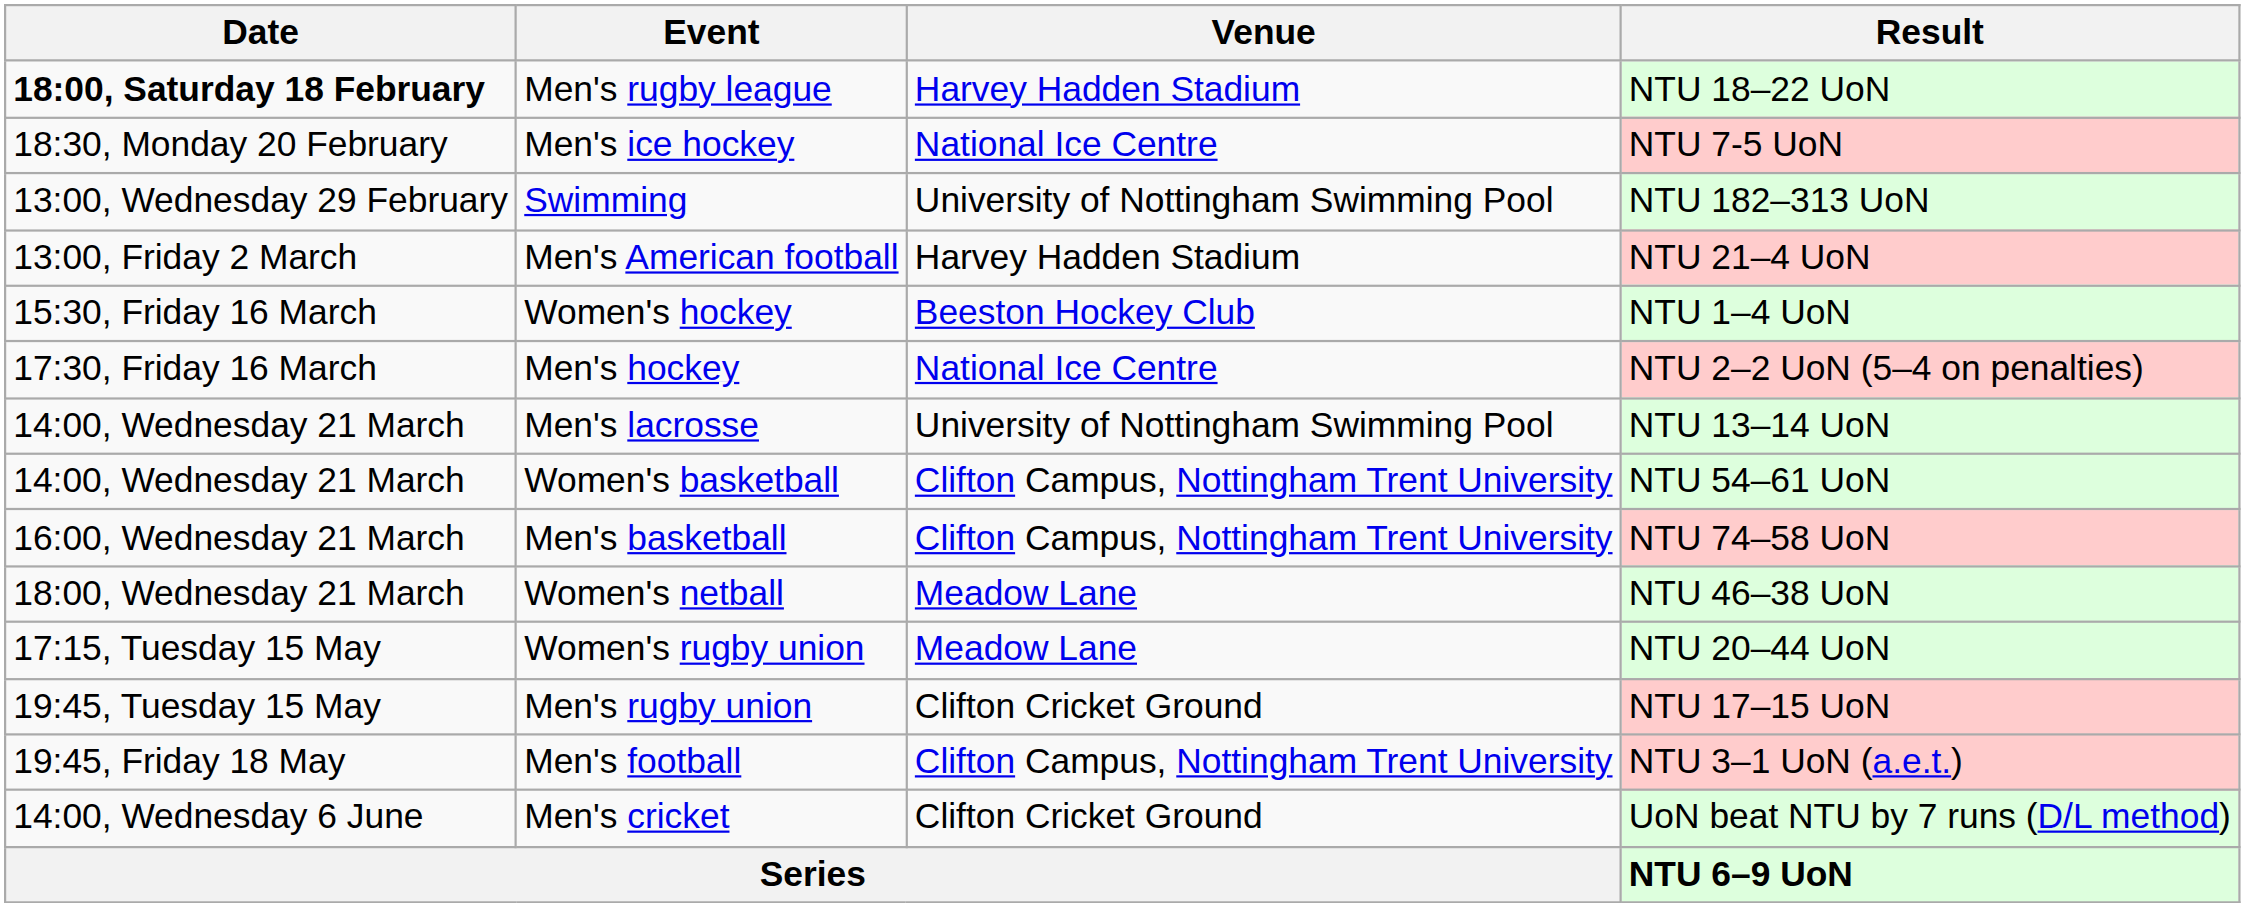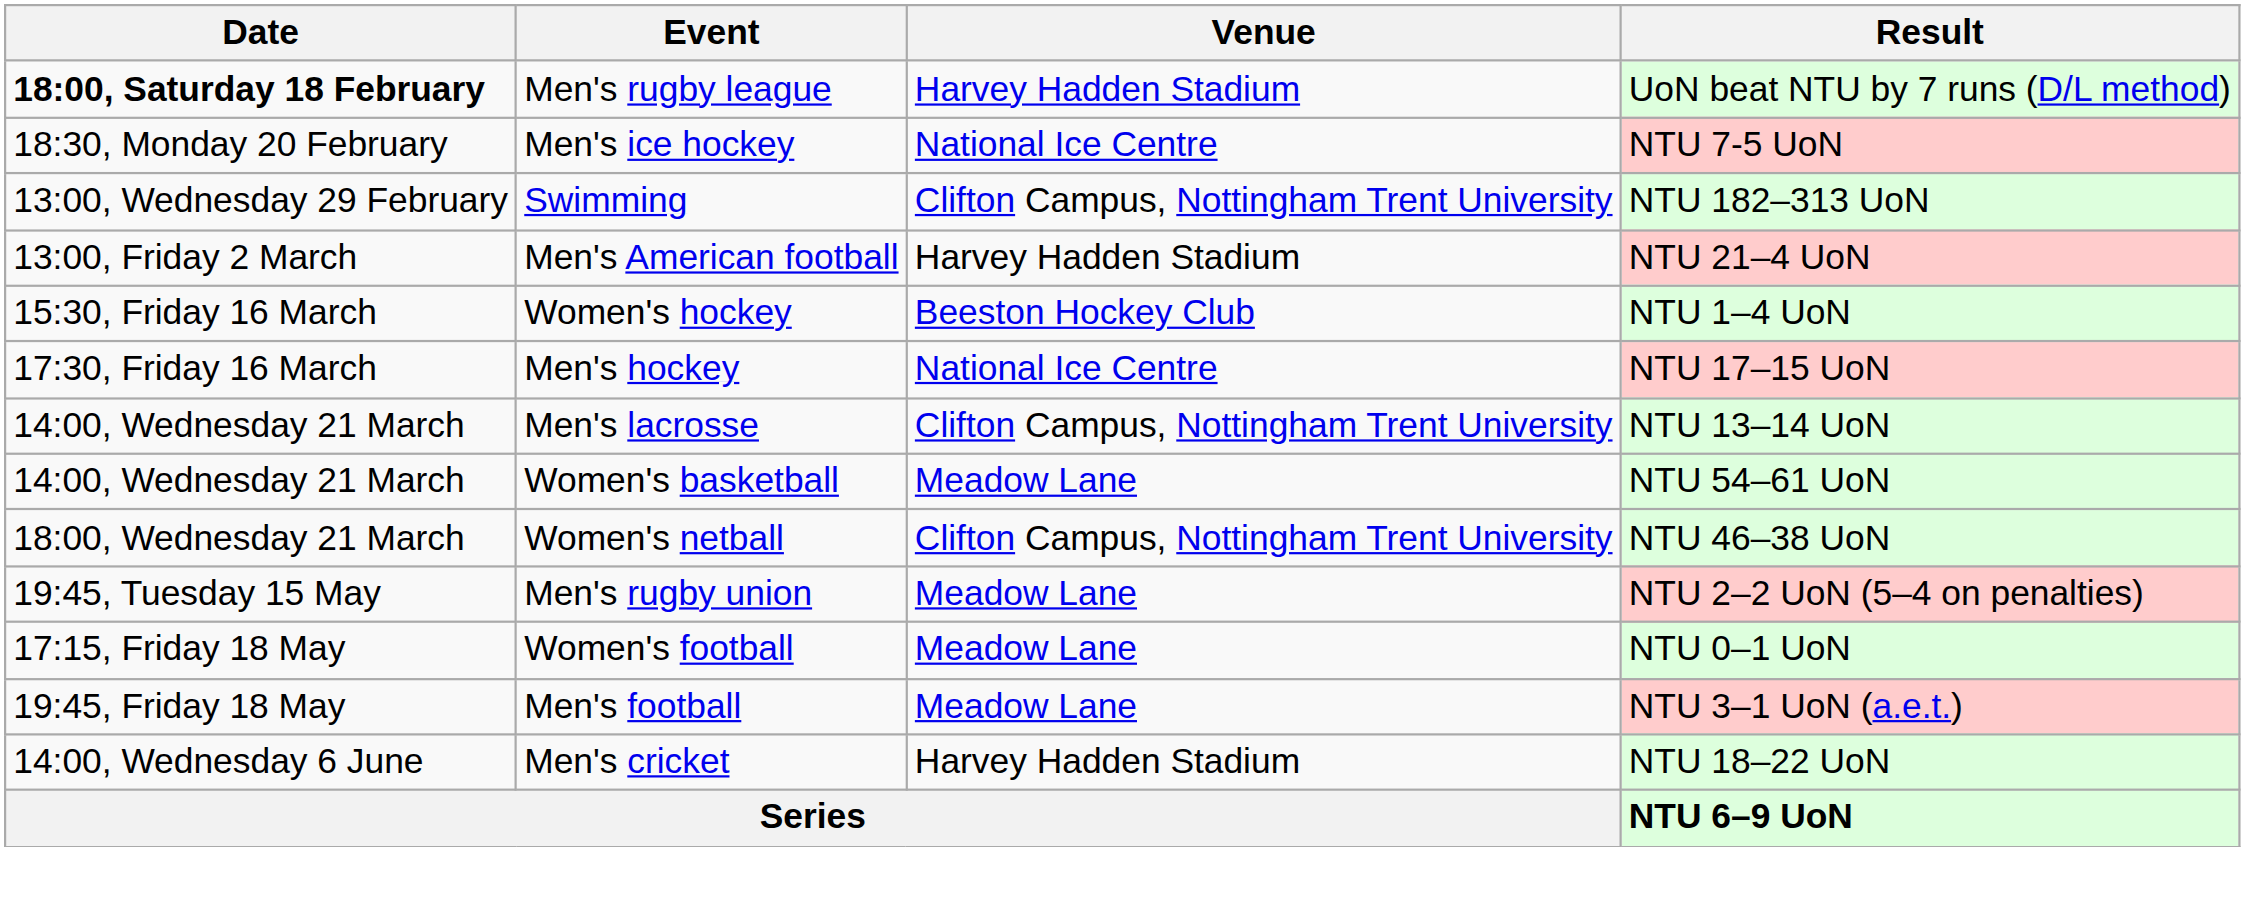(1760, 88) NTU 18–22 UoN -> (1930, 88) UoN beat NTU by 7 runs (D/L method)
(1234, 200) University of Nottingham Swimming Pool -> (1264, 200) Clifton Campus, Nottingham Trent University
(1886, 369) NTU 2–2 UoN (5–4 on penalties) -> (1760, 369) NTU 17–15 UoN
(1234, 425) University of Nottingham Swimming Pool -> (1264, 425) Clifton Campus, Nottingham Trent University
(1264, 481) Clifton Campus, Nottingham Trent University -> (1026, 481) Meadow Lane
- row: (655, 537)
(1026, 593) Meadow Lane -> (1264, 537) Clifton Campus, Nottingham Trent University
- row: (694, 649)
(1089, 705) Clifton Cricket Ground -> (1026, 593) Meadow Lane
(1760, 705) NTU 17–15 UoN -> (1886, 593) NTU 2–2 UoN (5–4 on penalties)
+ row: (659, 649)
(1264, 761) Clifton Campus, Nottingham Trent University -> (1026, 705) Meadow Lane
(1089, 817) Clifton Cricket Ground -> (1107, 761) Harvey Hadden Stadium
(1930, 817) UoN beat NTU by 7 runs (D/L method) -> (1760, 761) NTU 18–22 UoN
